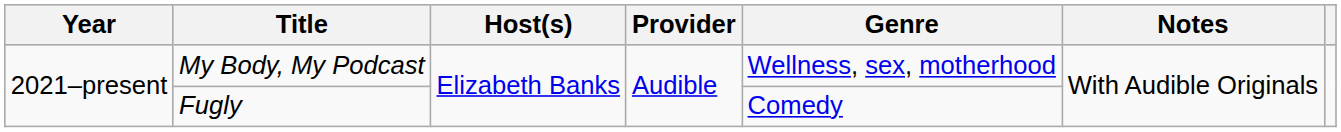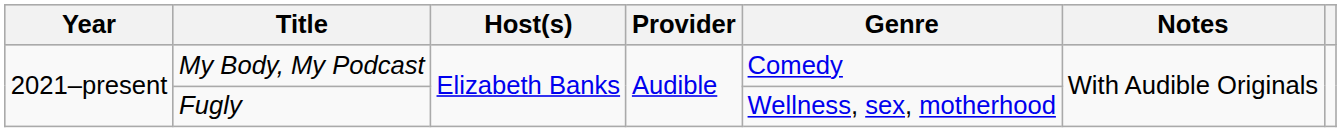(902, 65) Wellness, sex, motherhood -> (795, 65) Comedy
(795, 106) Comedy -> (902, 106) Wellness, sex, motherhood
